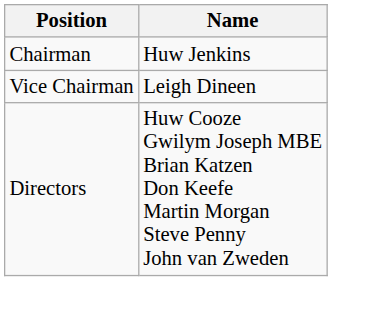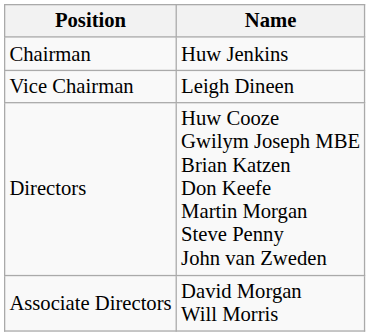+ row: (91, 302)
